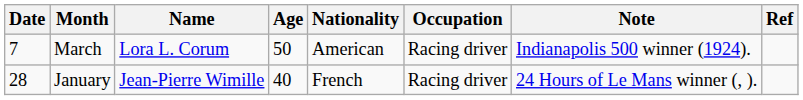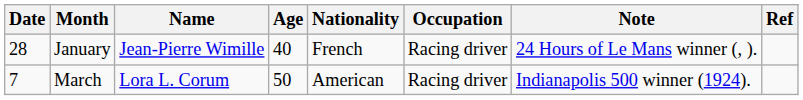rows swapped: (82, 79) <-> (78, 49)
